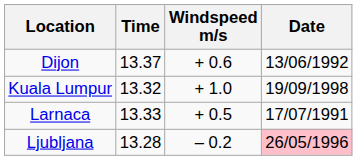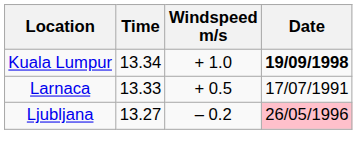- row: (60, 62)
(140, 89) 13.32 -> (140, 62) 13.34
(307, 89) normal -> (307, 62) bold
(140, 141) 13.28 -> (140, 115) 13.27
